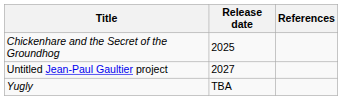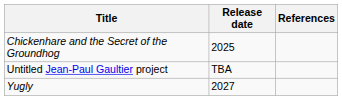(223, 70) 2027 -> (221, 70) TBA
(221, 86) TBA -> (223, 86) 2027
